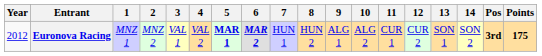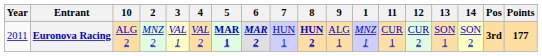columns swapped: (127, 12) <-> (365, 12)
(17, 36) 2012 -> (17, 36) 2011
(311, 36) normal -> (312, 36) bold
(520, 36) 175 -> (521, 36) 177
